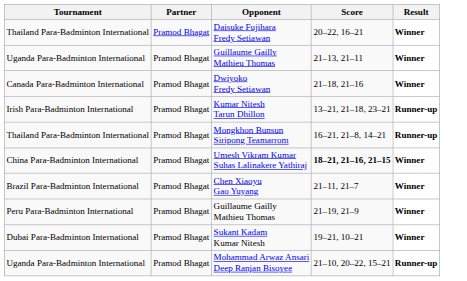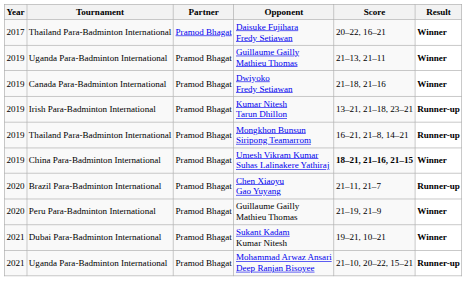+ column: (16, 12)
(410, 186) Winner -> (438, 186) Runner-up
